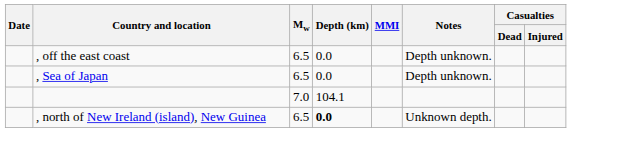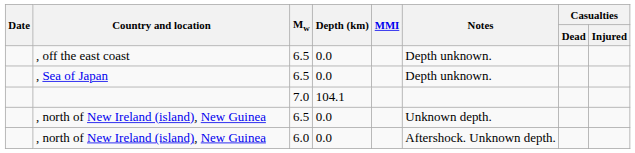(324, 117) bold -> (324, 117) normal
+ row: (151, 138)
